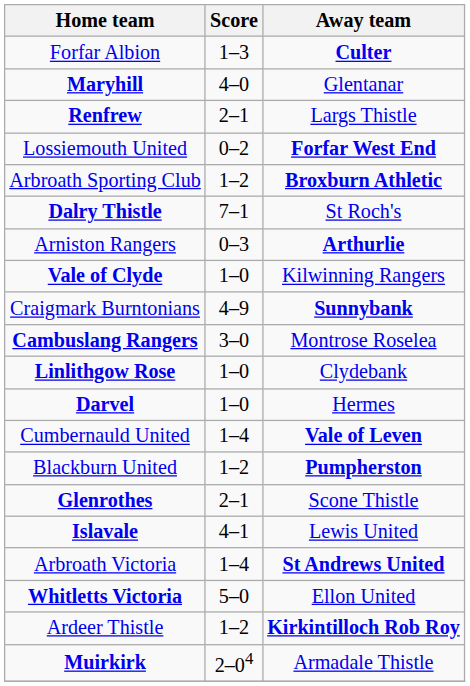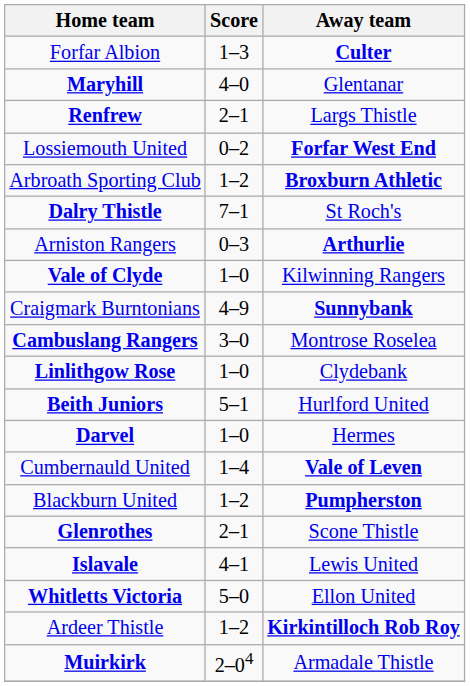+ row: (105, 404)
- row: (105, 564)
